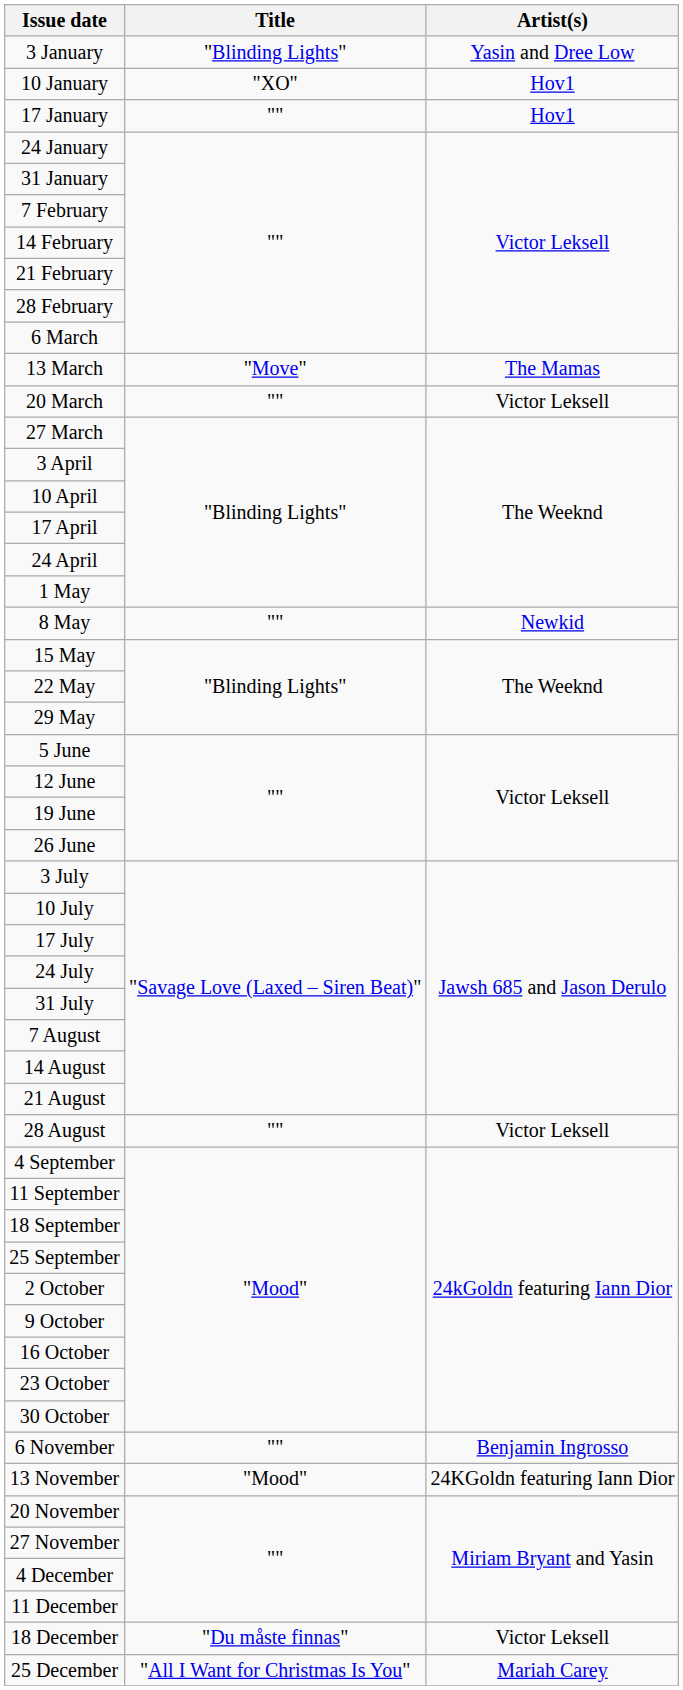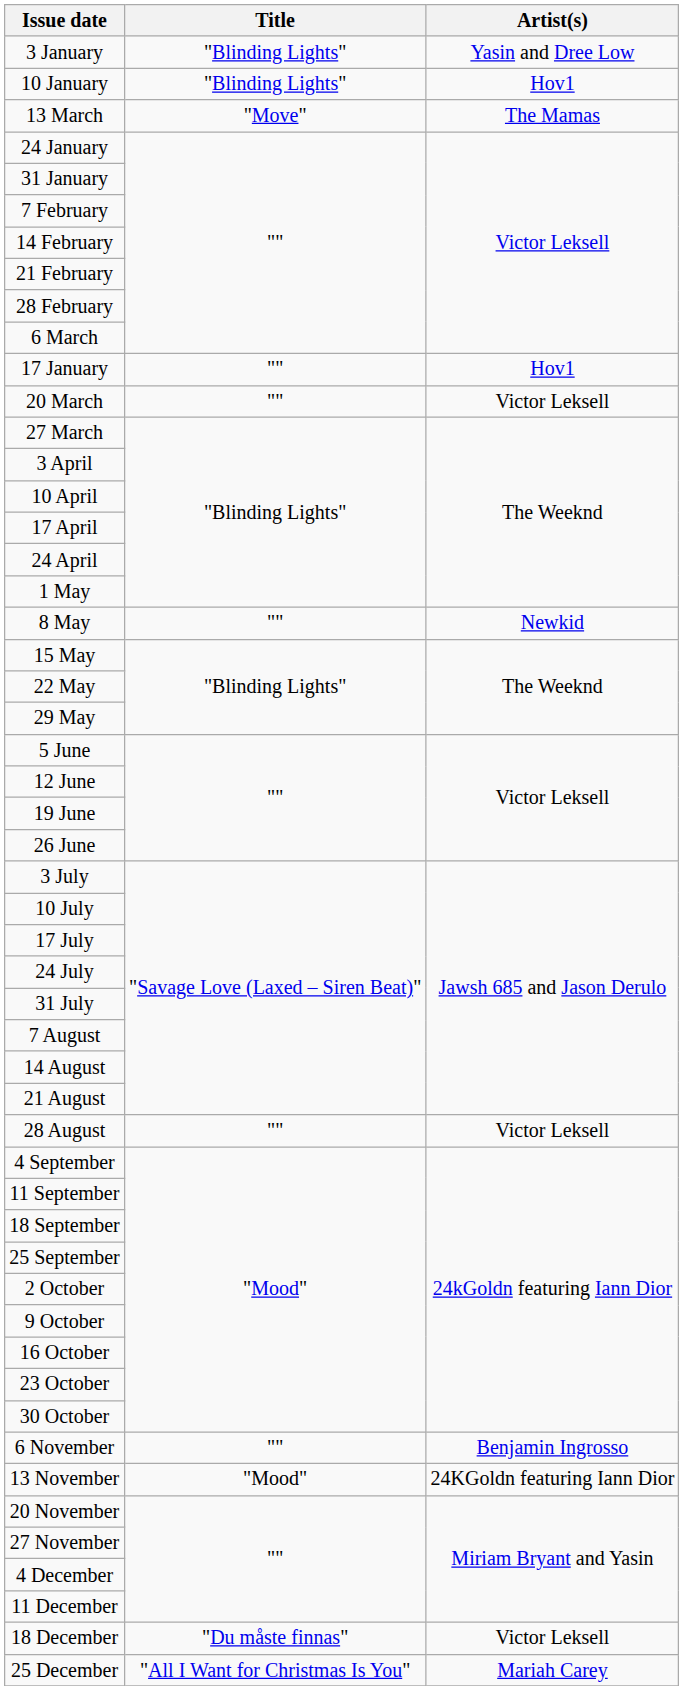(275, 83) "XO" -> (275, 83) "Blinding Lights"
rows swapped: (64, 115) <-> (64, 369)
